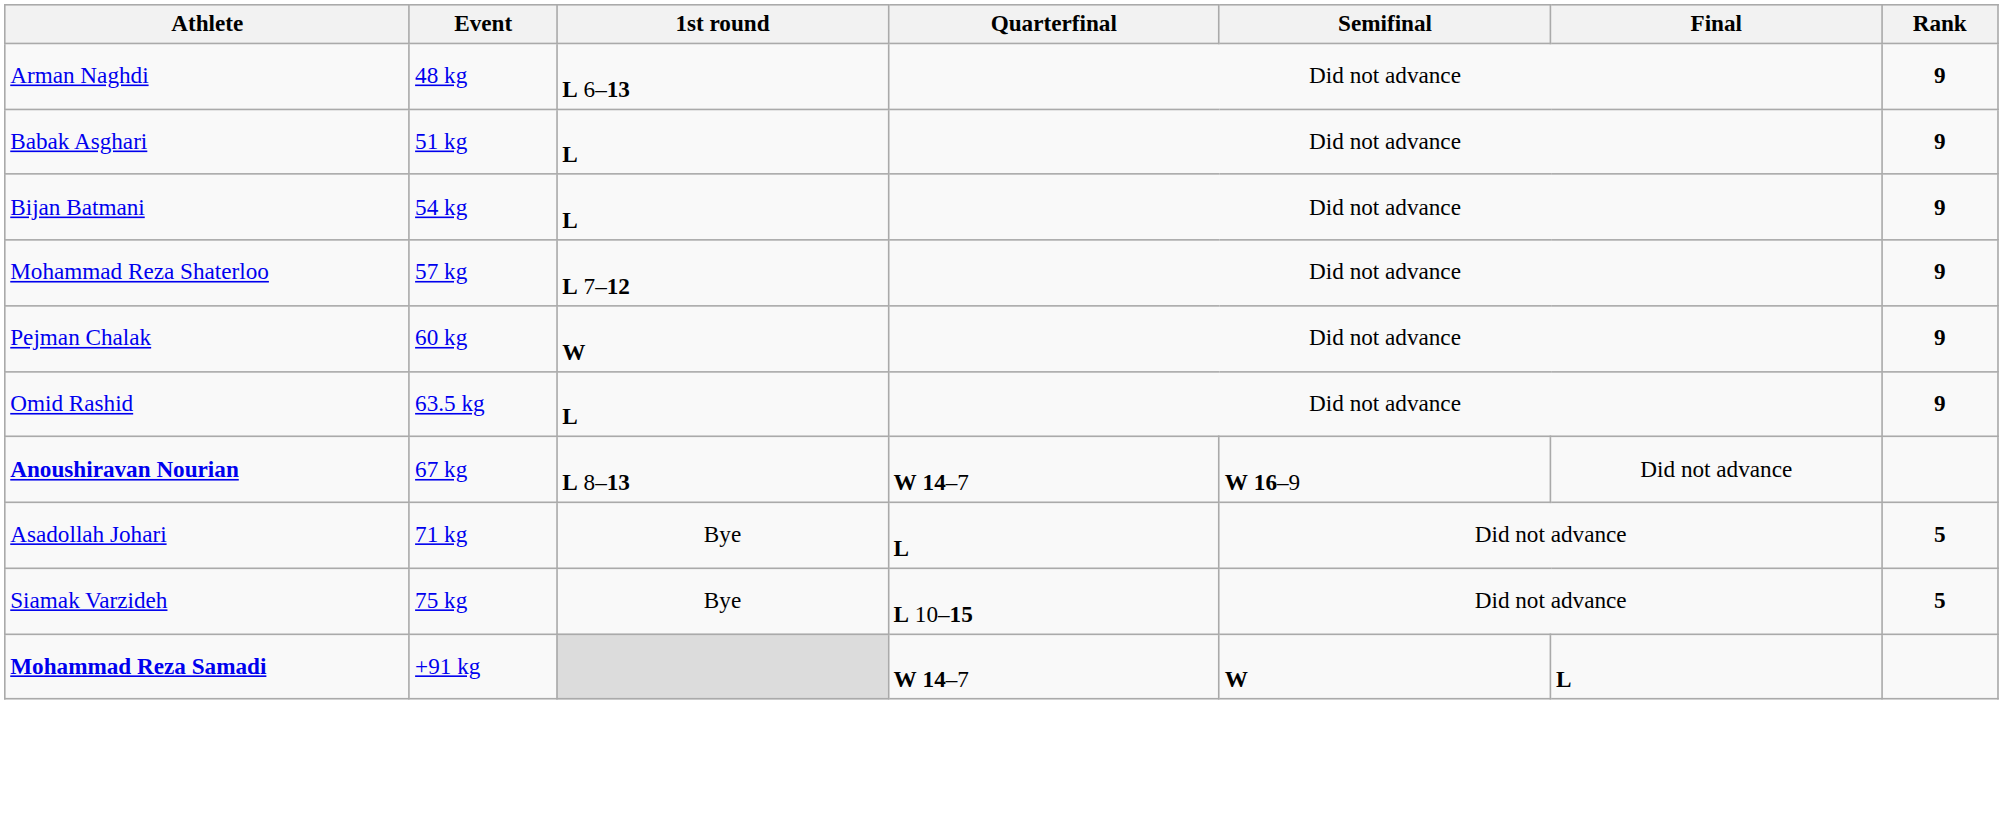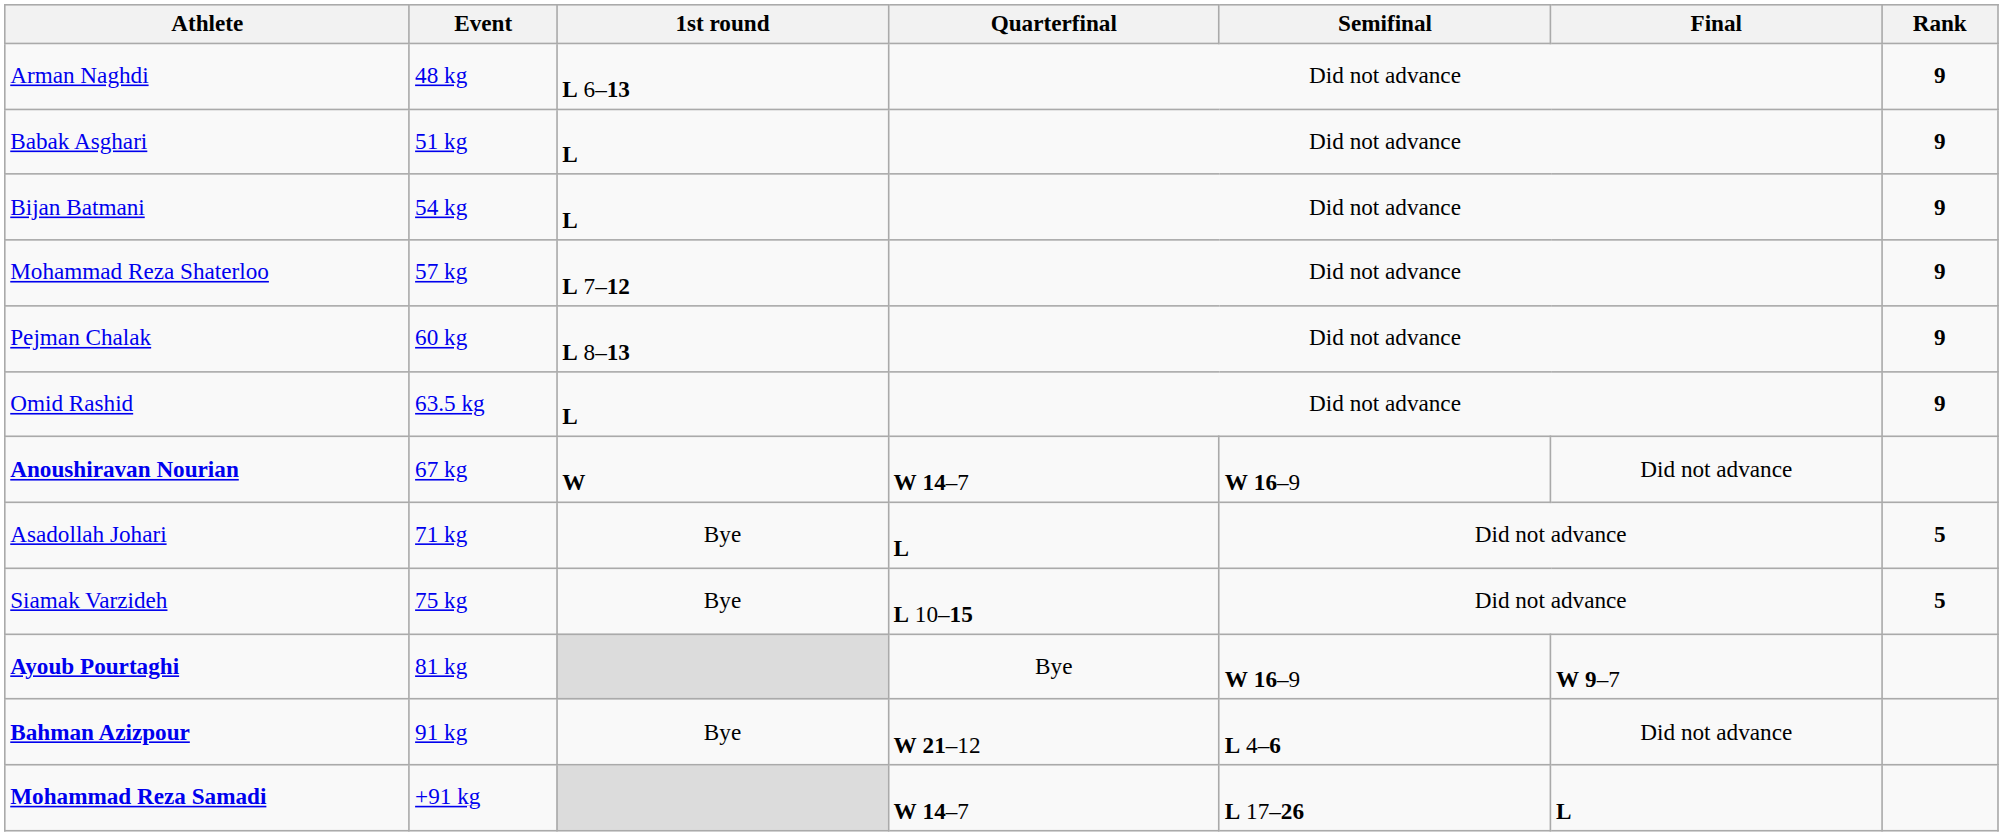(574, 352) W -> (596, 352) L 8–13
(596, 483) L 8–13 -> (574, 483) W
+ row: (95, 666)
+ row: (100, 732)
(1236, 680) W -> (1264, 811) L 17–26
